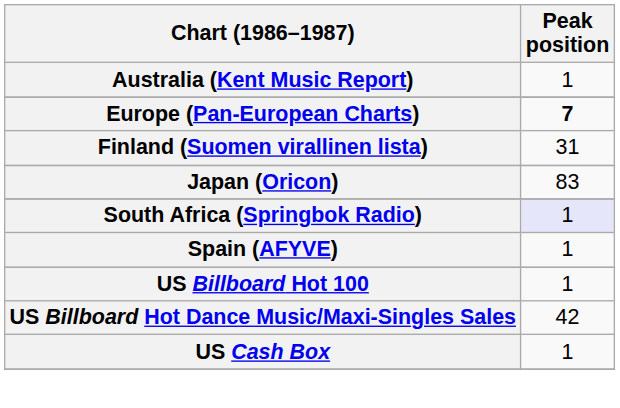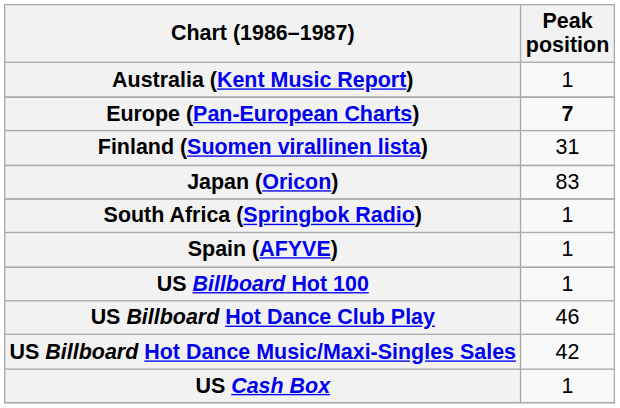(568, 215) lavender background -> (568, 215) no background
+ row: (263, 317)
